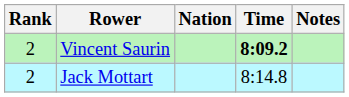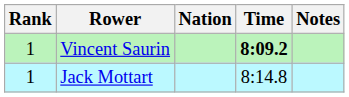(30, 48) 2 -> (30, 48) 1
(30, 77) 2 -> (30, 77) 1
